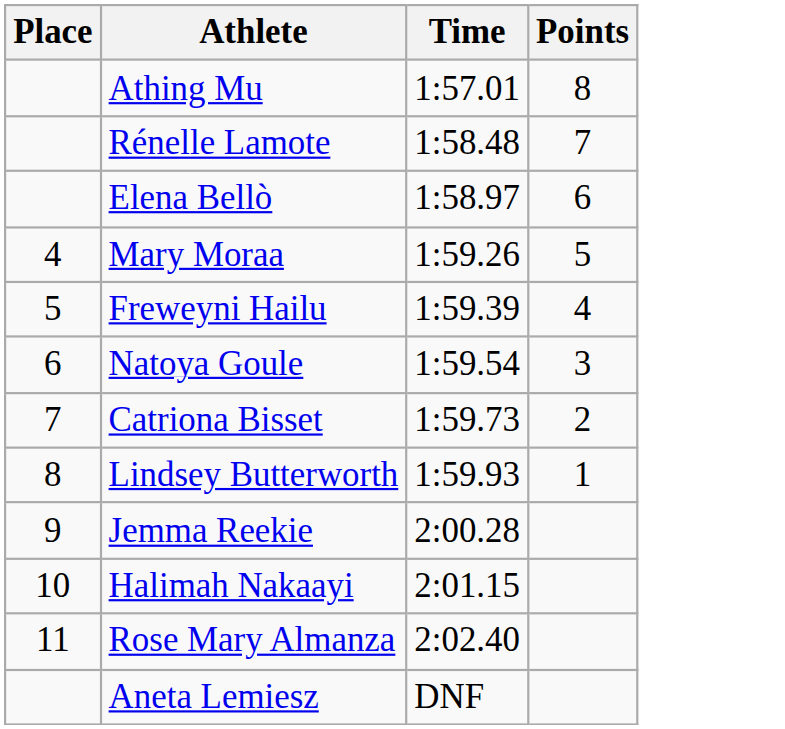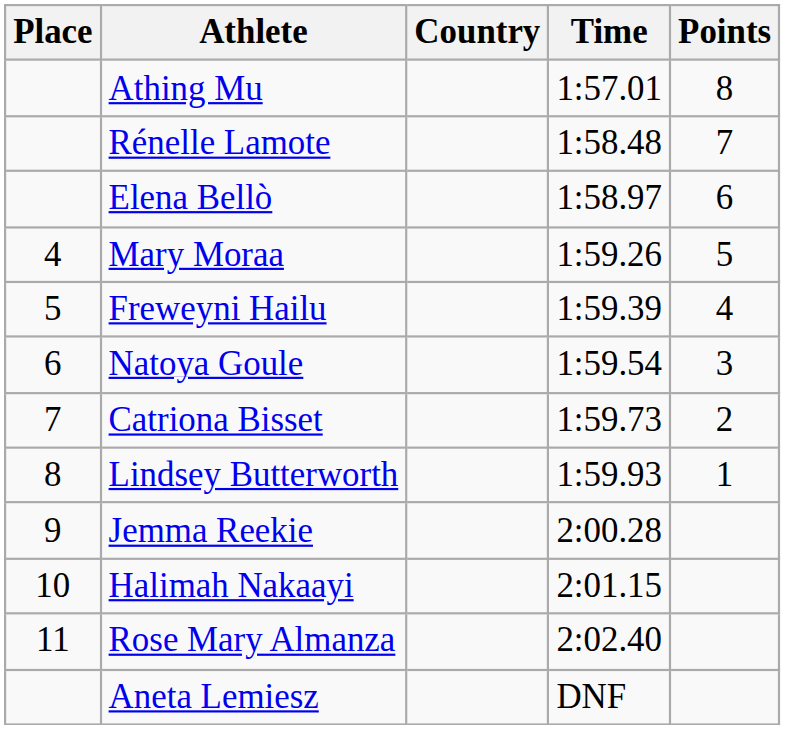+ column: (477, 32)
